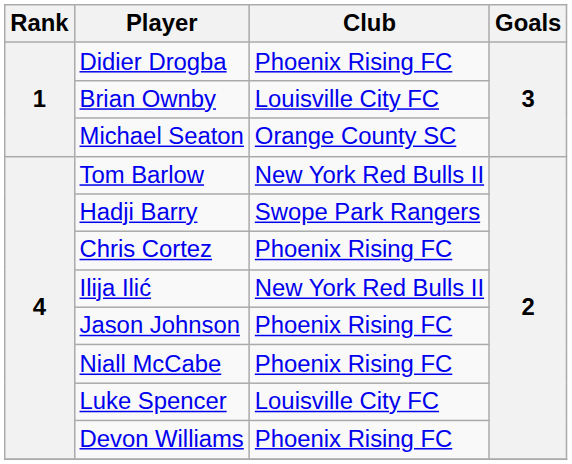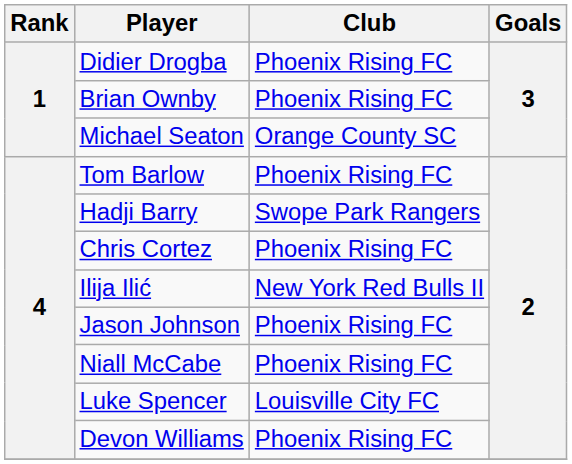(347, 99) Louisville City FC -> (354, 99) Phoenix Rising FC
(369, 174) New York Red Bulls II -> (354, 174) Phoenix Rising FC
